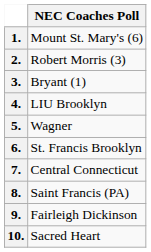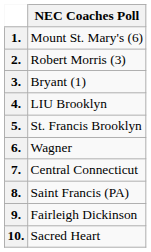(51, 126) Wagner -> (86, 126) St. Francis Brooklyn
(86, 148) St. Francis Brooklyn -> (51, 148) Wagner
